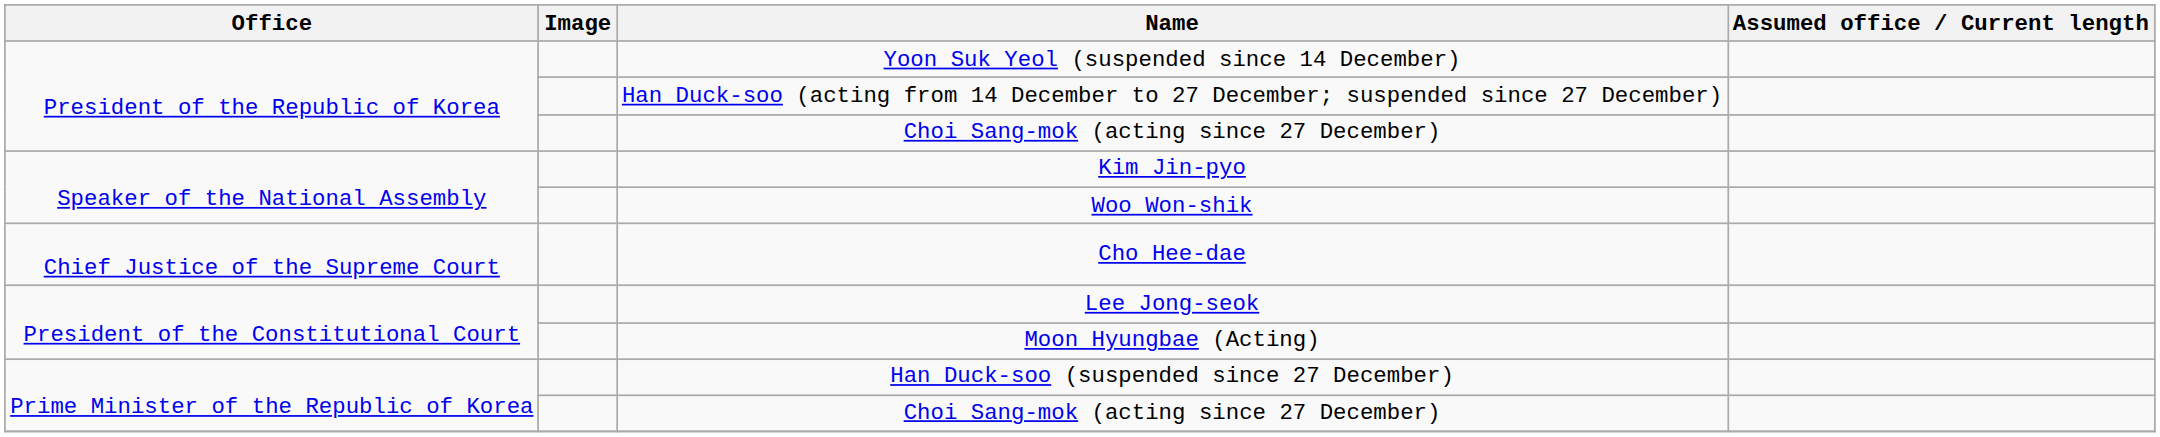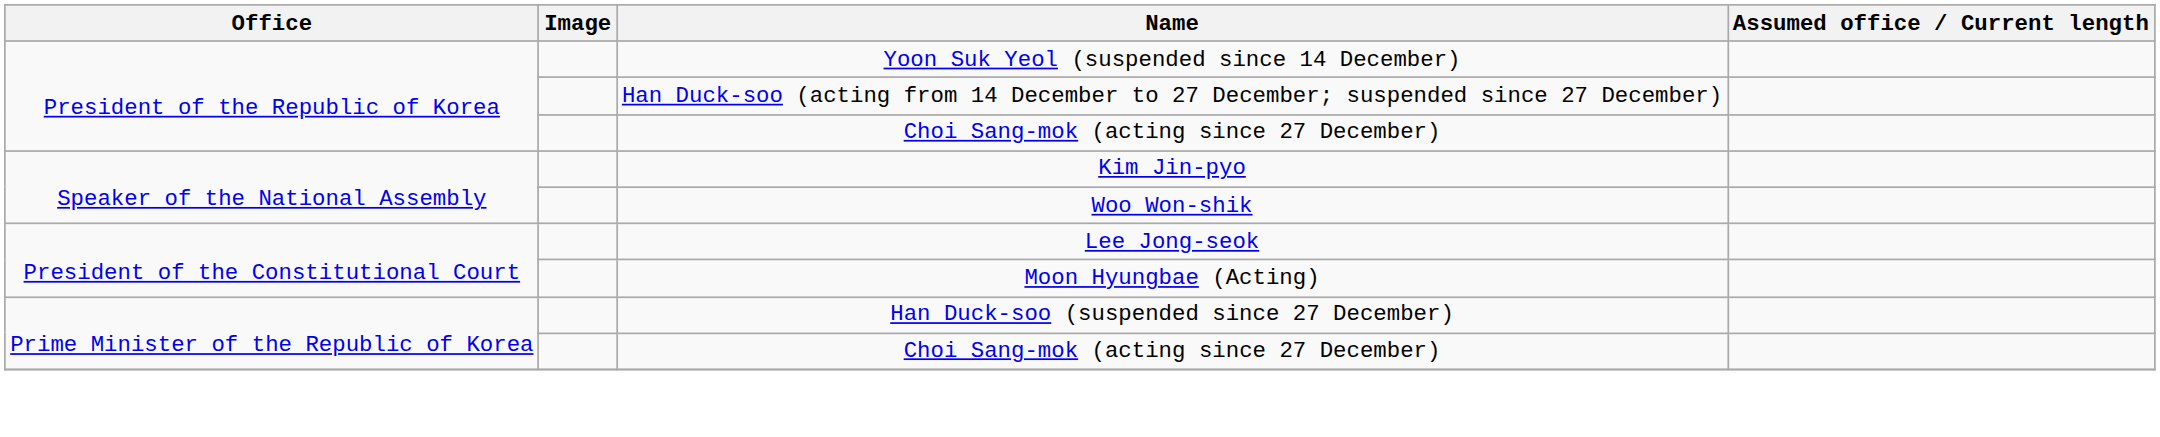- row: (272, 268)
